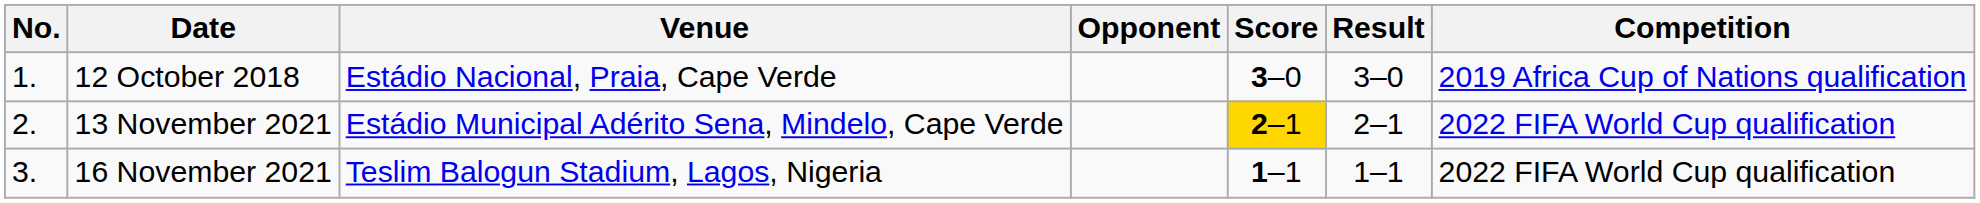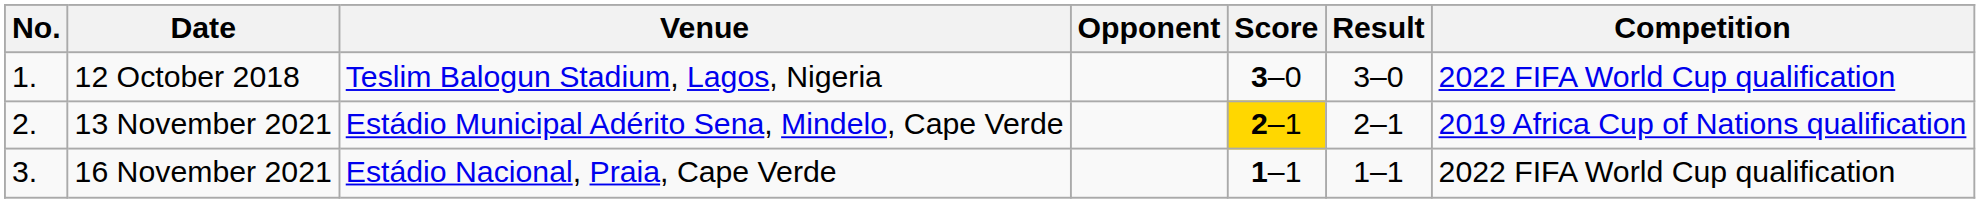(591, 76) Estádio Nacional, Praia, Cape Verde -> (614, 76) Teslim Balogun Stadium, Lagos, Nigeria
(1702, 76) 2019 Africa Cup of Nations qualification -> (1667, 76) 2022 FIFA World Cup qualification
(1667, 124) 2022 FIFA World Cup qualification -> (1702, 124) 2019 Africa Cup of Nations qualification
(614, 172) Teslim Balogun Stadium, Lagos, Nigeria -> (591, 172) Estádio Nacional, Praia, Cape Verde
